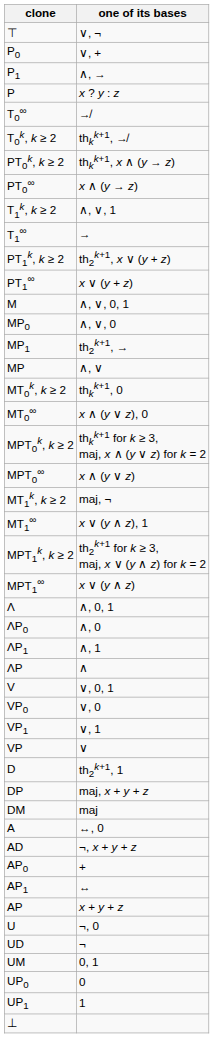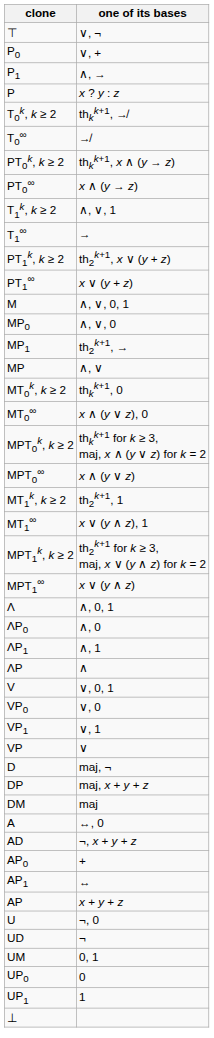rows swapped: (32, 138) <-> (17, 114)
(95, 499) maj, ¬ -> (101, 500) th2k+1, 1
(101, 770) th2k+1, 1 -> (95, 767) maj, ¬
